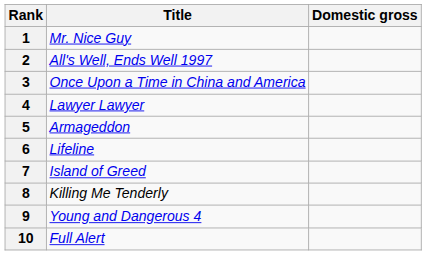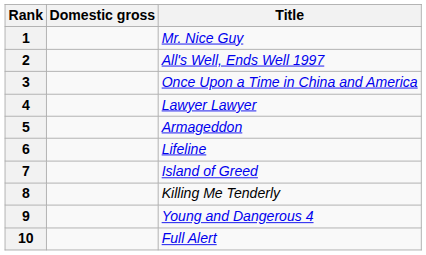columns swapped: (178, 15) <-> (365, 15)
